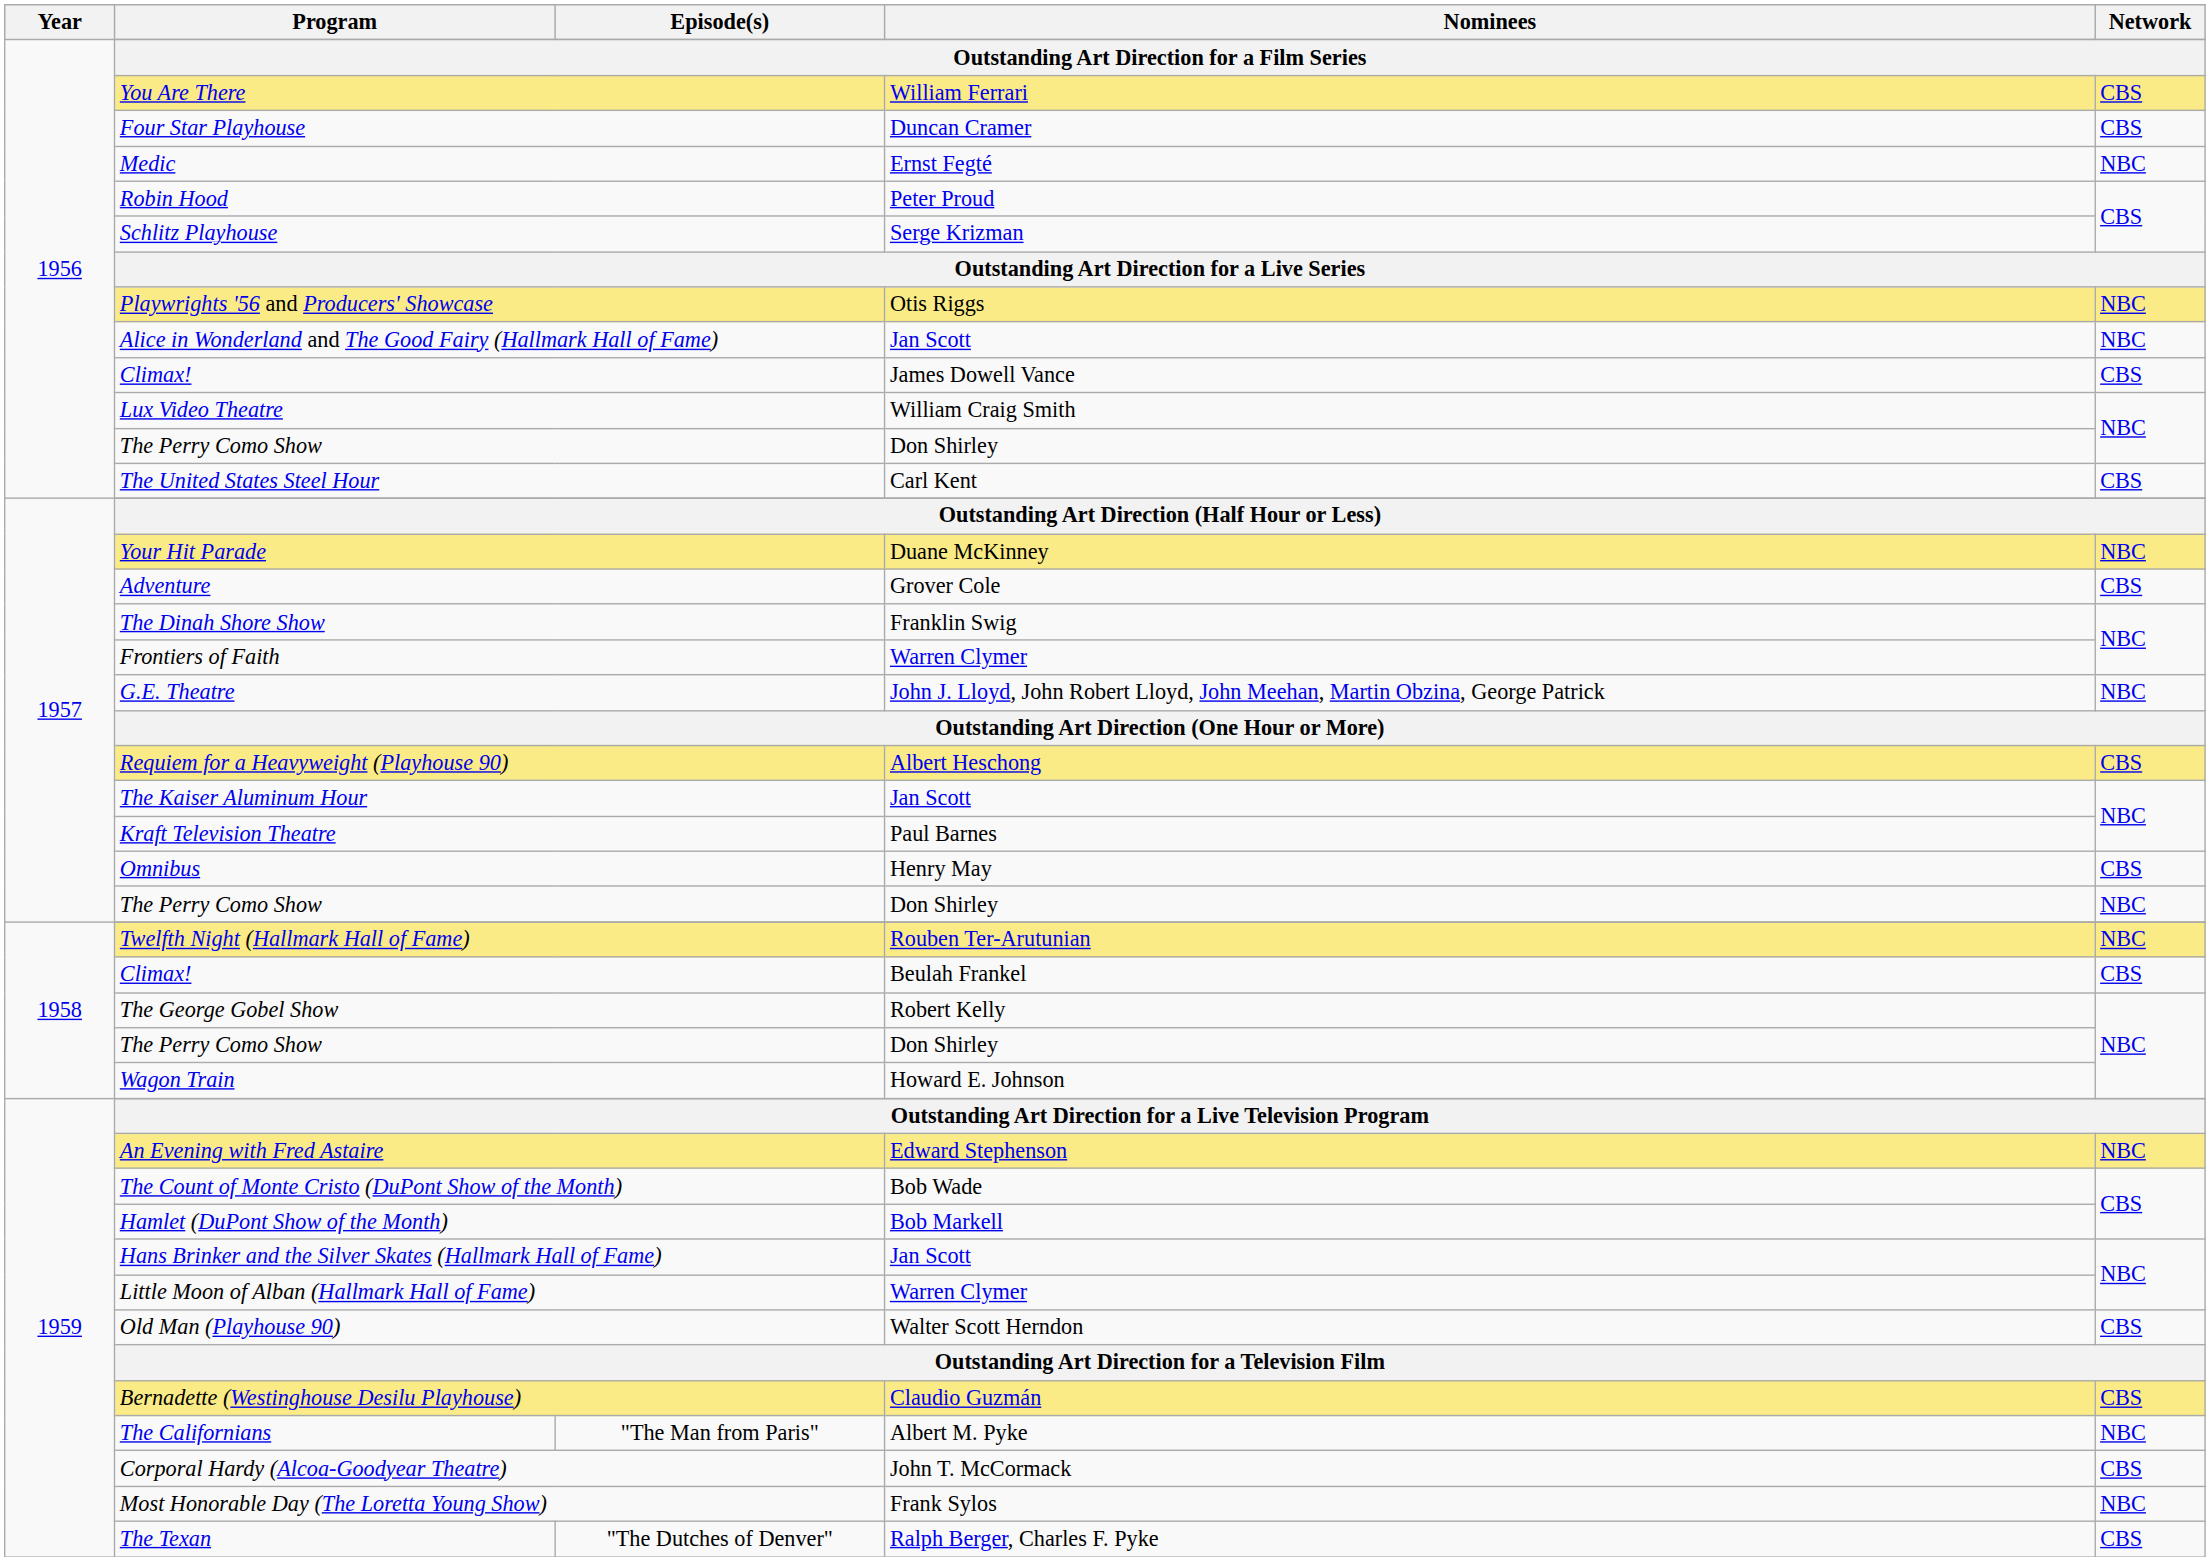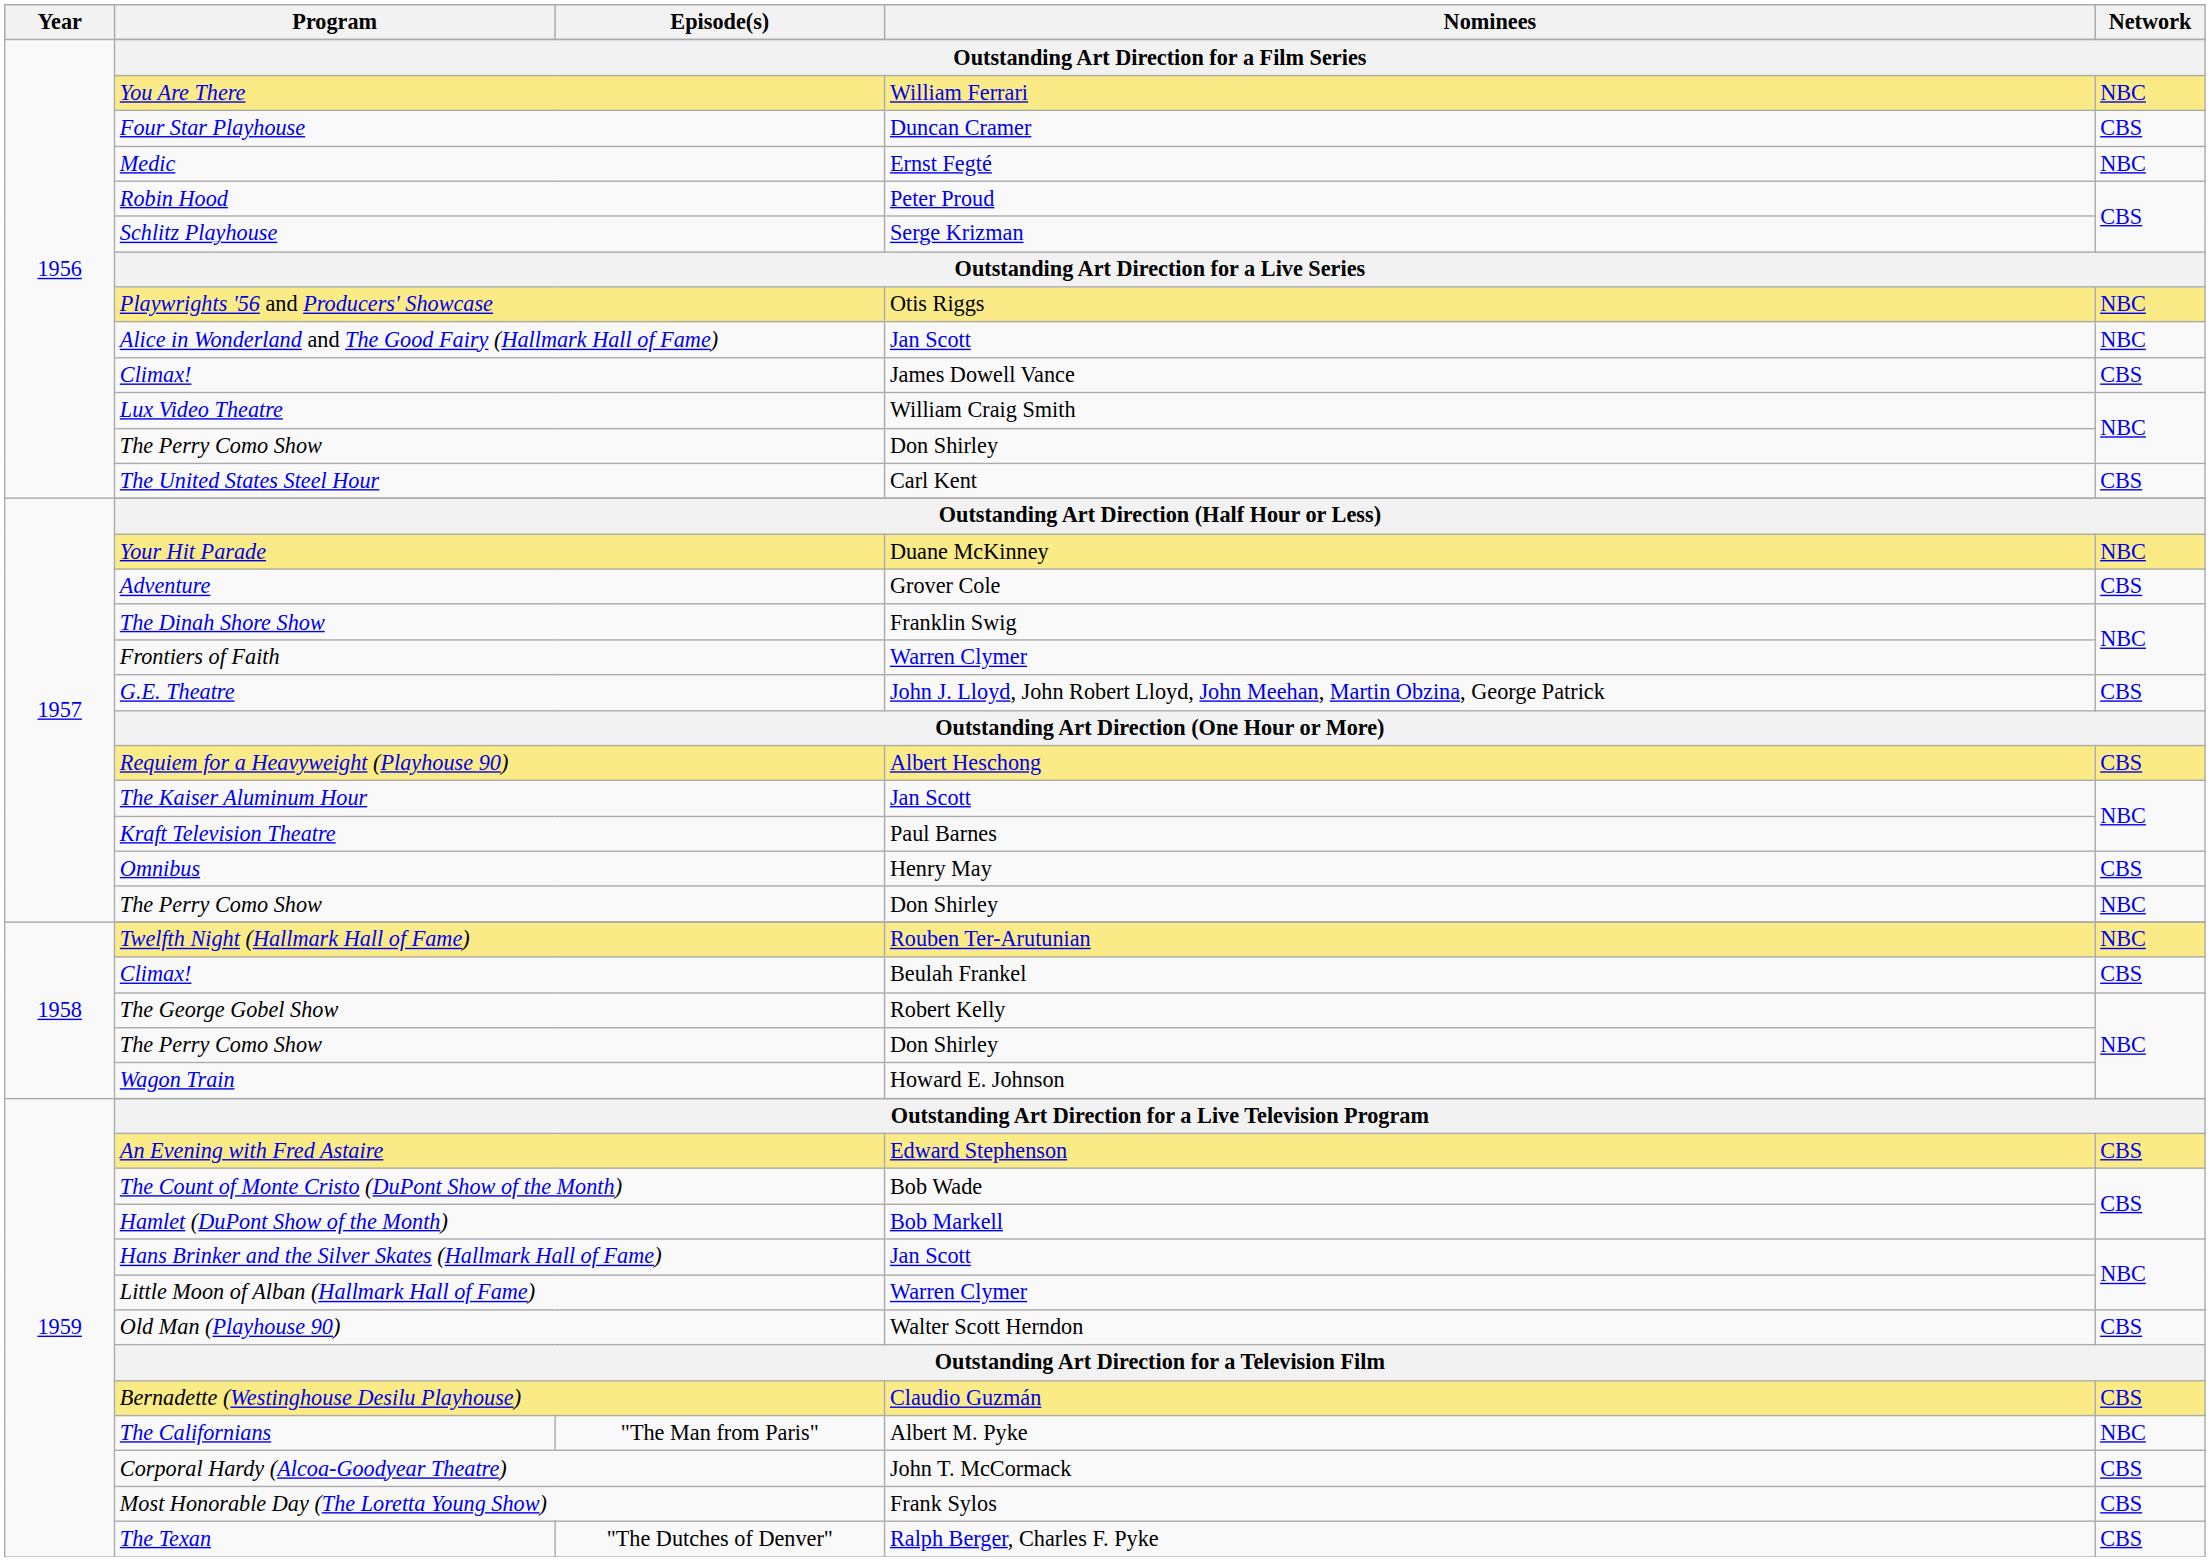(2121, 92) CBS -> (2123, 92) NBC
(2123, 692) NBC -> (2121, 692) CBS
(2123, 1150) NBC -> (2121, 1150) CBS
(2123, 1503) NBC -> (2121, 1503) CBS
